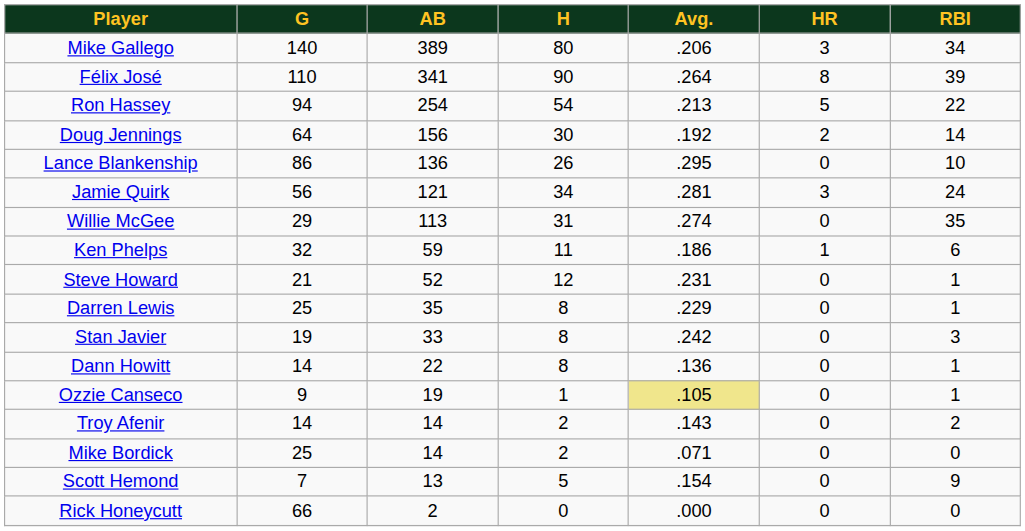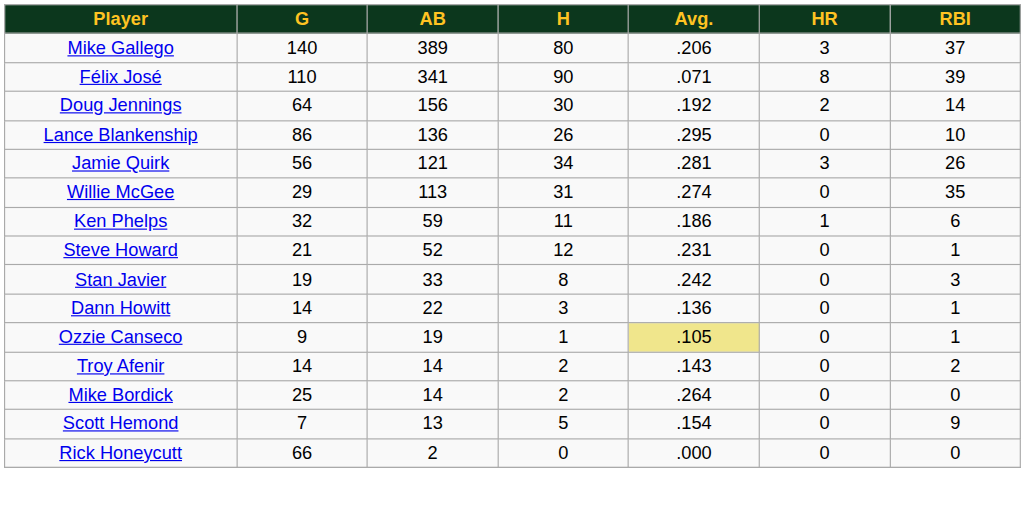(955, 47) 34 -> (955, 47) 37
(694, 76) .264 -> (694, 76) .071
- row: (121, 105)
(955, 192) 24 -> (955, 163) 26
- row: (121, 308)
(563, 366) 8 -> (563, 308) 3
(694, 452) .071 -> (694, 395) .264
